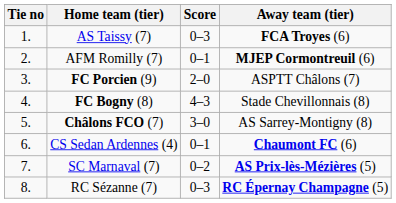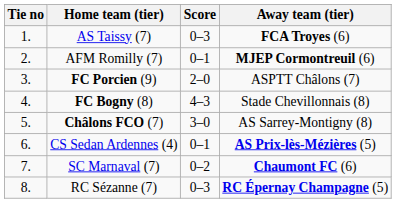(305, 144) Chaumont FC (6) -> (305, 144) AS Prix-lès-Mézières (5)
(305, 166) AS Prix-lès-Mézières (5) -> (305, 166) Chaumont FC (6)
